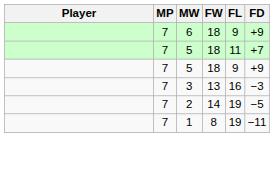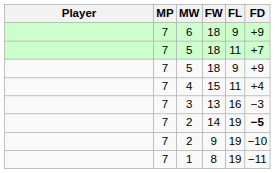+ row: (189, 86)
(257, 104) normal -> (257, 123) bold
+ row: (189, 141)
